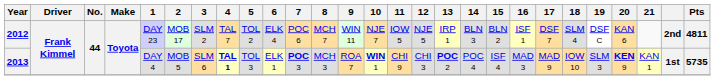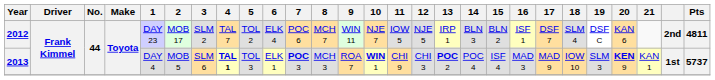(697, 61) 5735 -> (697, 61) 5737
